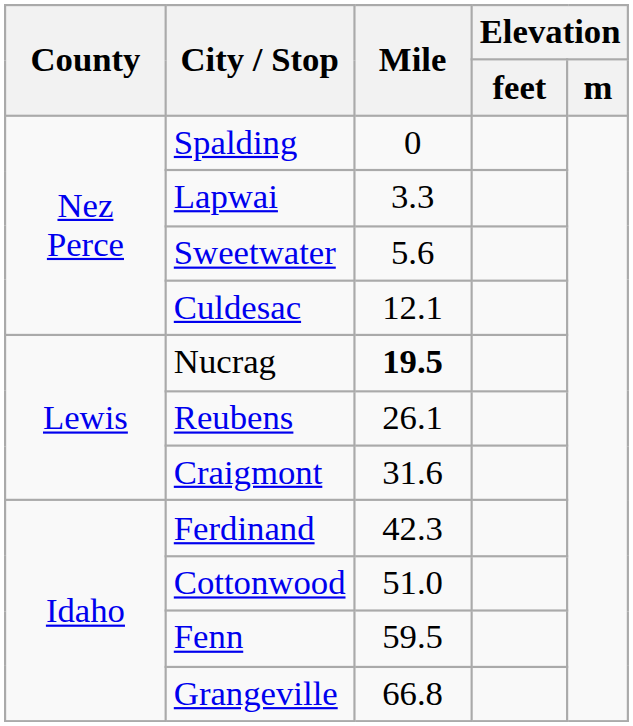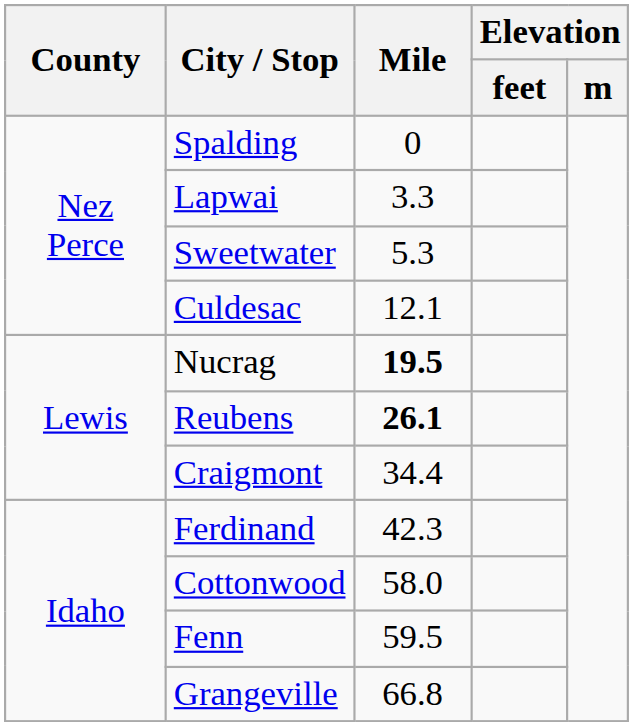(413, 252) 5.6 -> (413, 252) 5.3
(413, 417) normal -> (413, 417) bold
(413, 472) 31.6 -> (413, 472) 34.4
(413, 582) 51.0 -> (413, 582) 58.0
